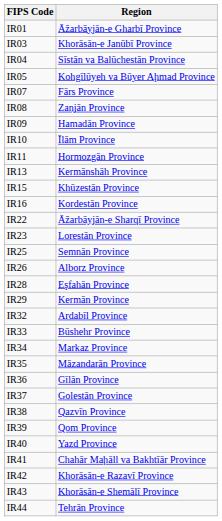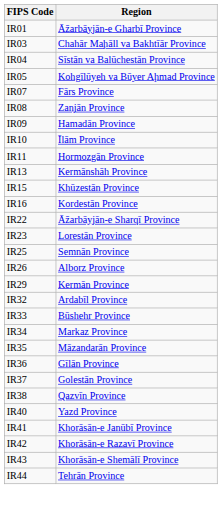(115, 44) Khorāsān-e Janūbī Province -> (132, 44) Chahār Maḩāll va Bakhtīār Province
- row: (17, 284)
- row: (17, 428)
(132, 460) Chahār Maḩāll va Bakhtīār Province -> (115, 428) Khorāsān-e Janūbī Province
